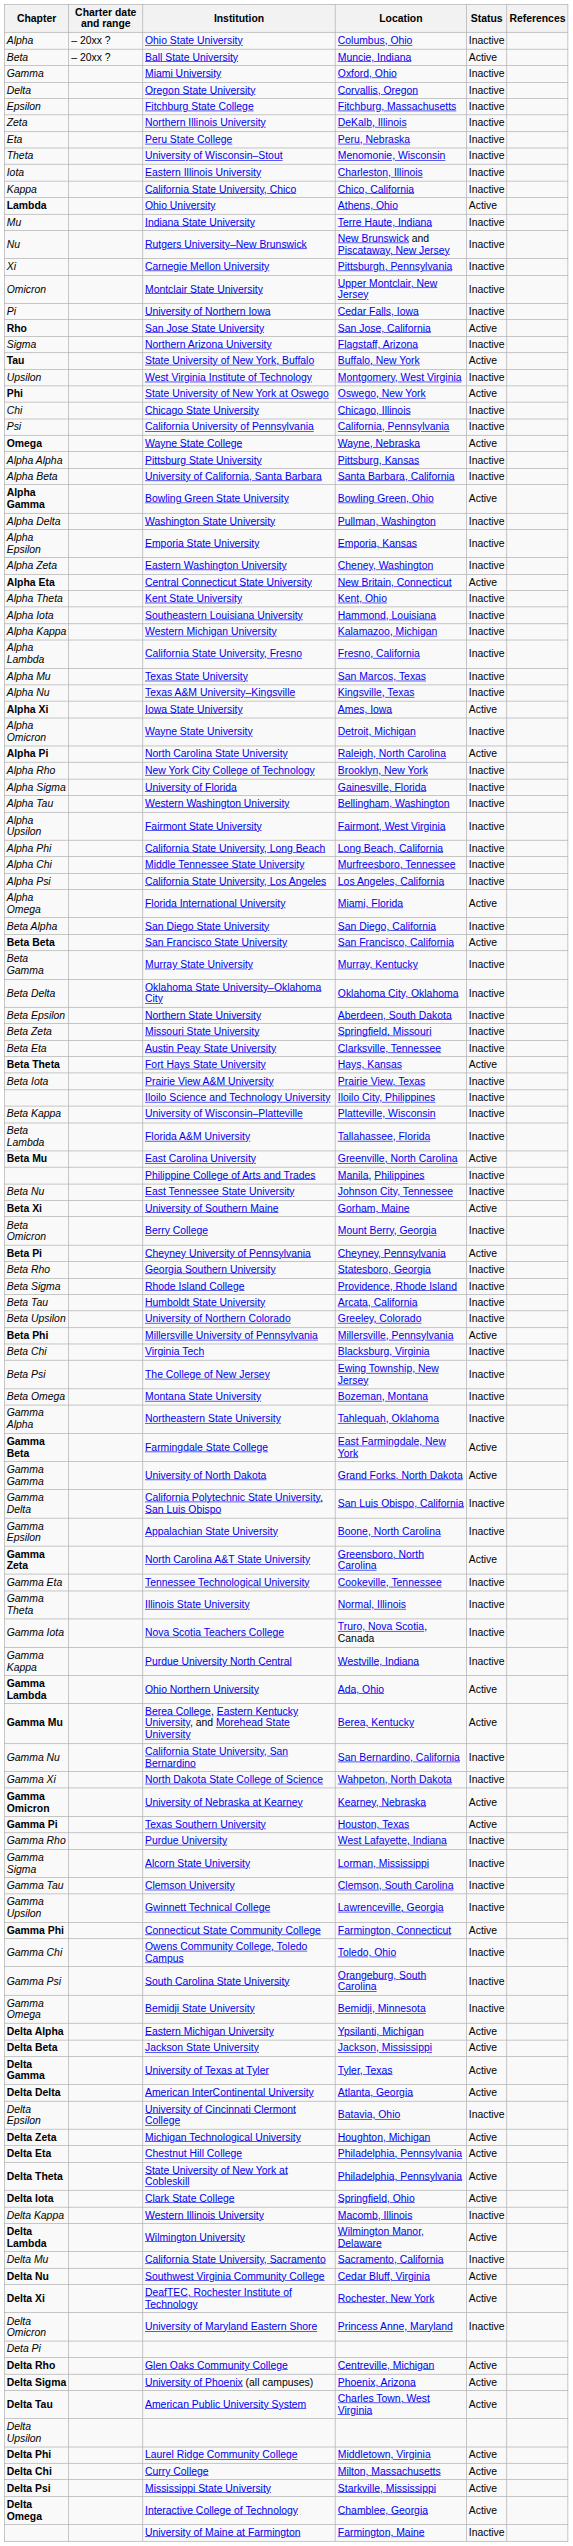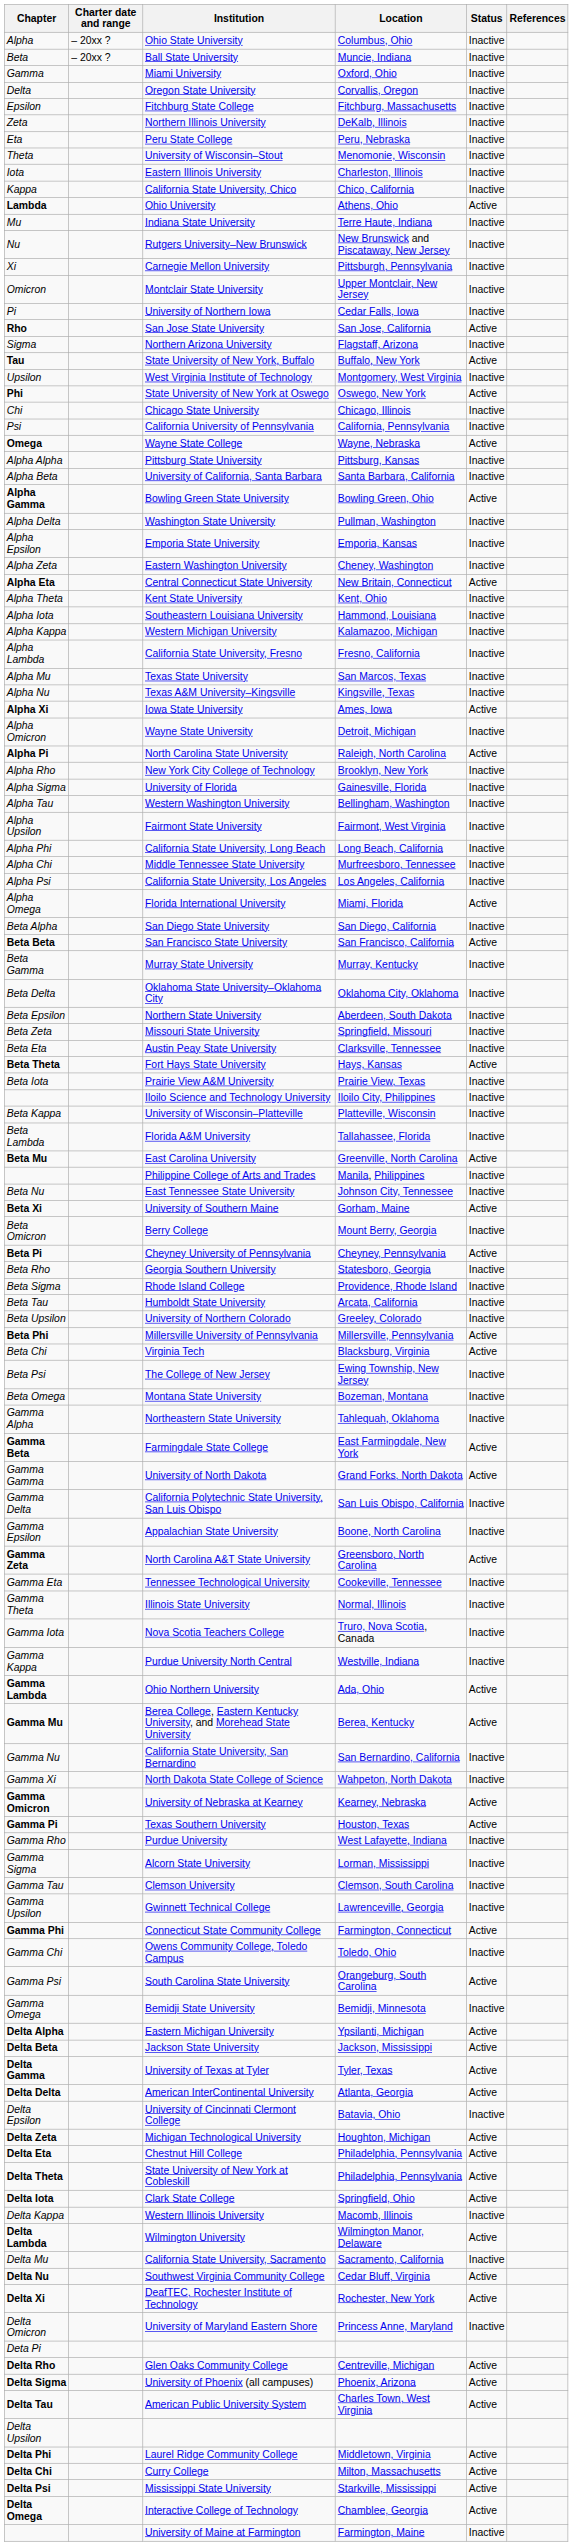(483, 57) Active -> (487, 57) Inactive
(487, 1352) Inactive -> (483, 1352) Active
(487, 1981) Inactive -> (483, 1981) Active
